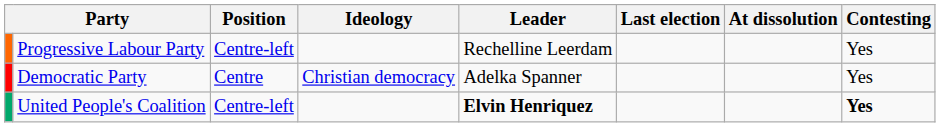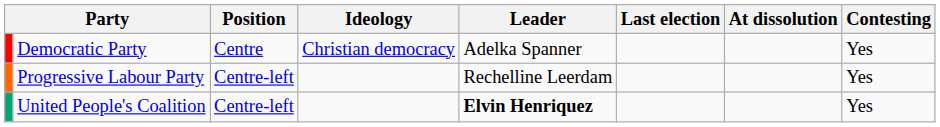rows swapped: (111, 48) <-> (82, 77)
(859, 106) bold -> (860, 106) normal
